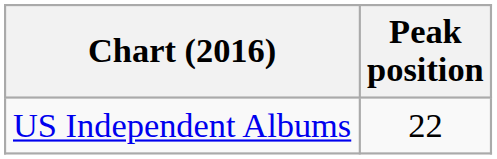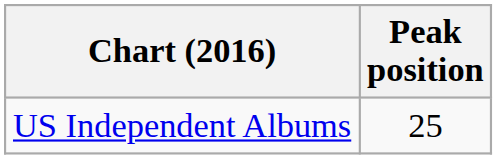(425, 125) 22 -> (425, 125) 25
